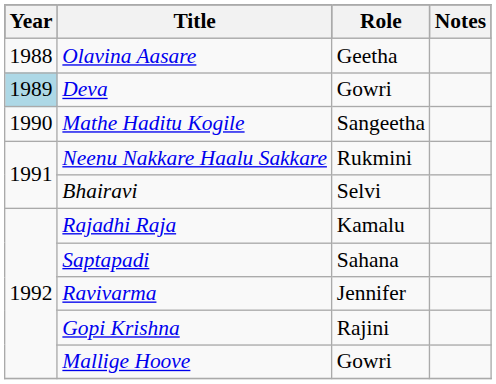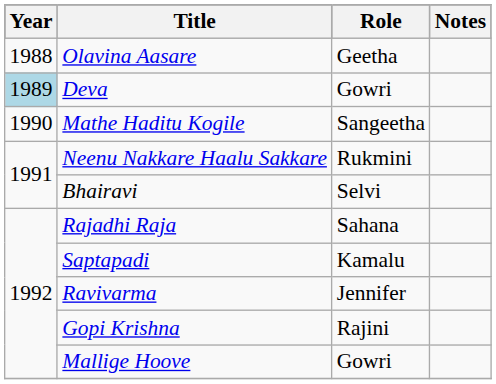(371, 225) Kamalu -> (368, 225) Sahana
(368, 259) Sahana -> (371, 259) Kamalu
